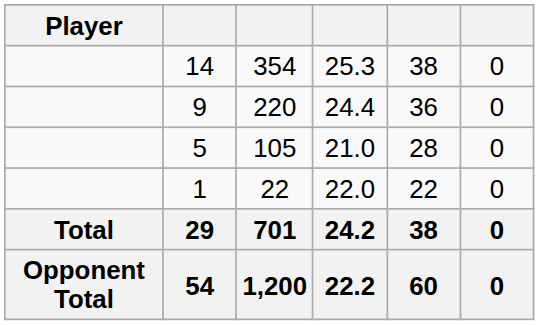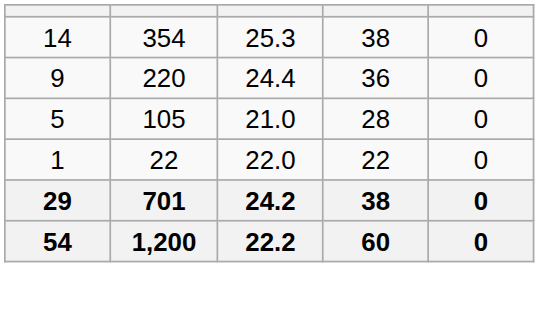- column: (84, 25)
